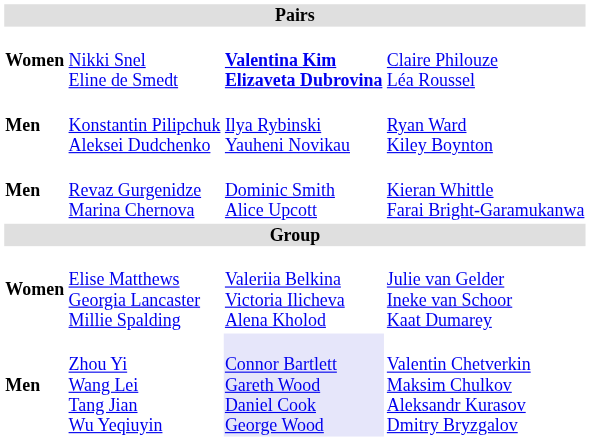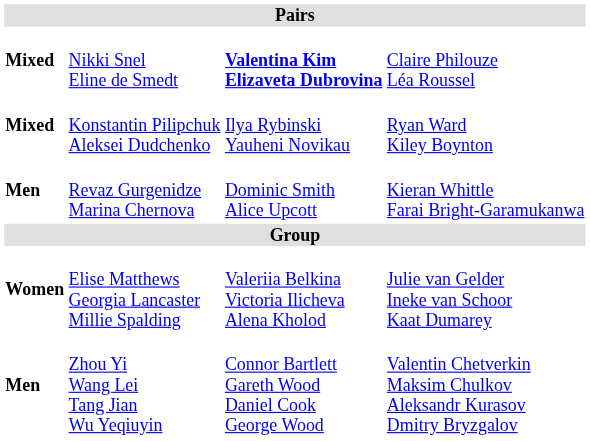(35, 60) Women -> (30, 60) Mixed
(23, 125) Men -> (30, 125) Mixed
(281, 395) lavender background -> (281, 395) no background
